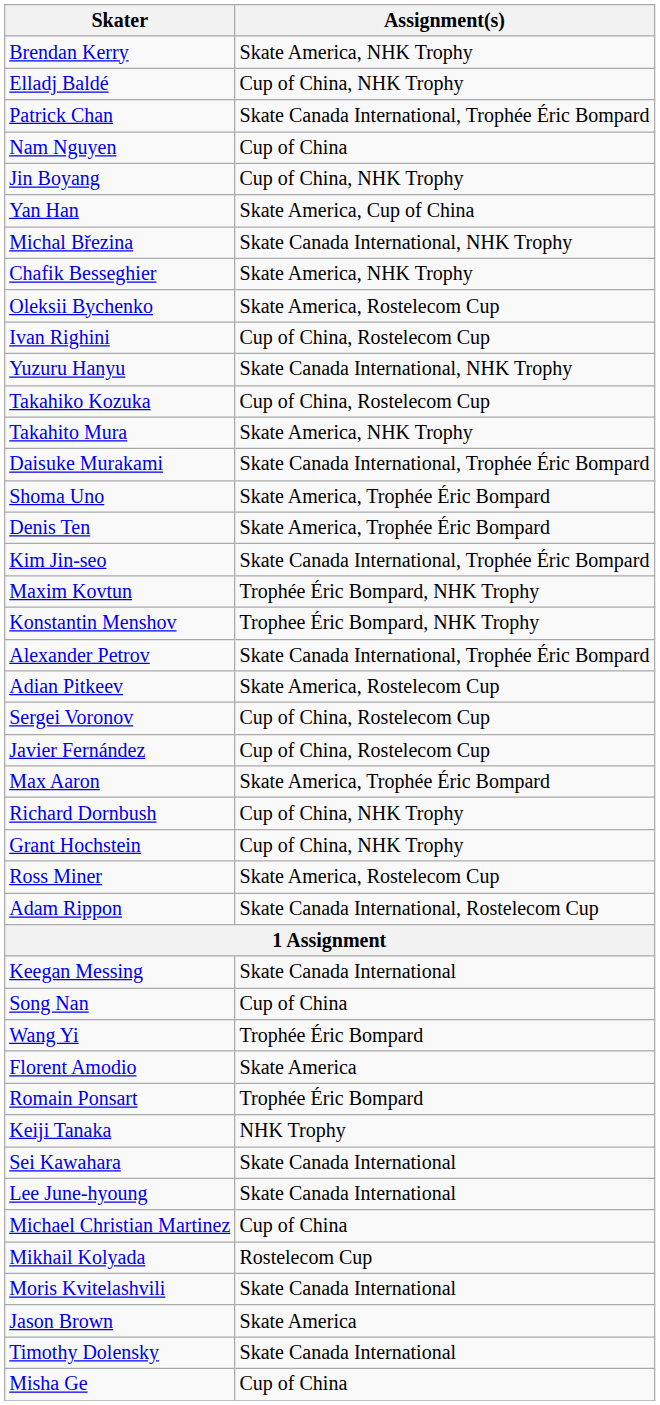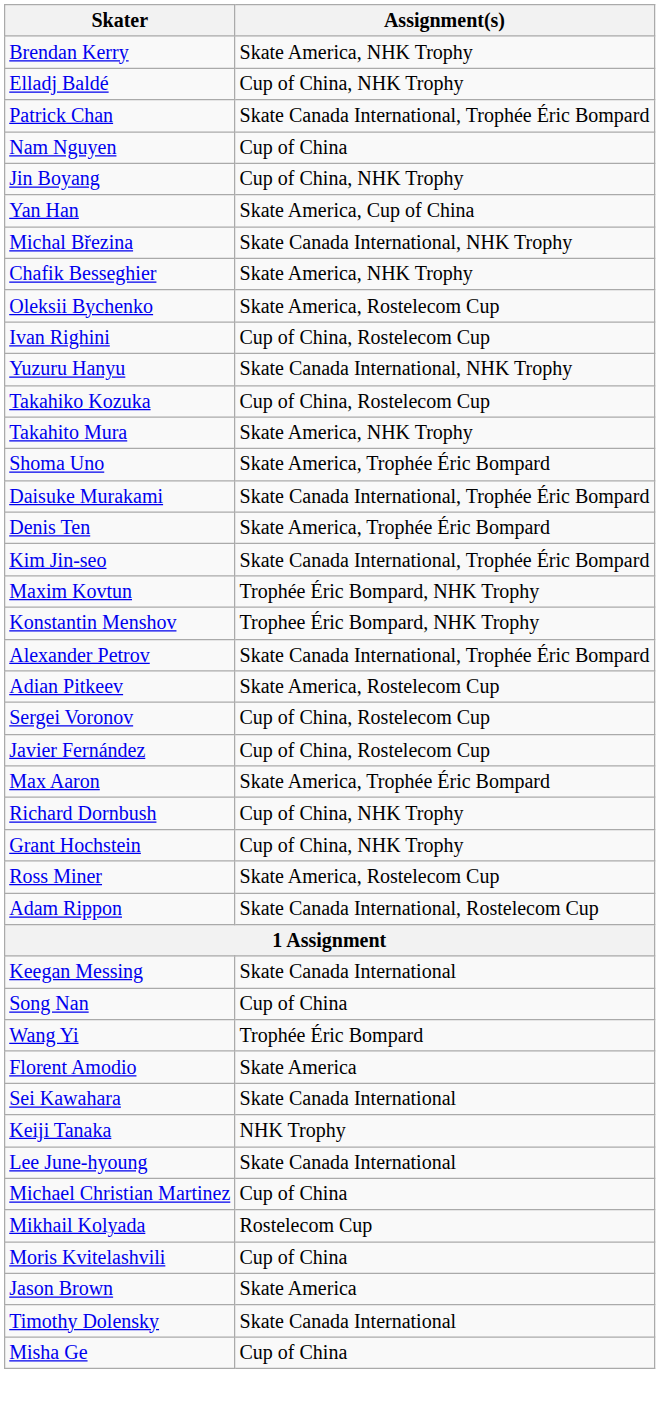rows swapped: (86, 464) <-> (57, 496)
- row: (73, 1098)
rows swapped: (65, 1162) <-> (60, 1130)
(348, 1289) Skate Canada International -> (293, 1257) Cup of China
